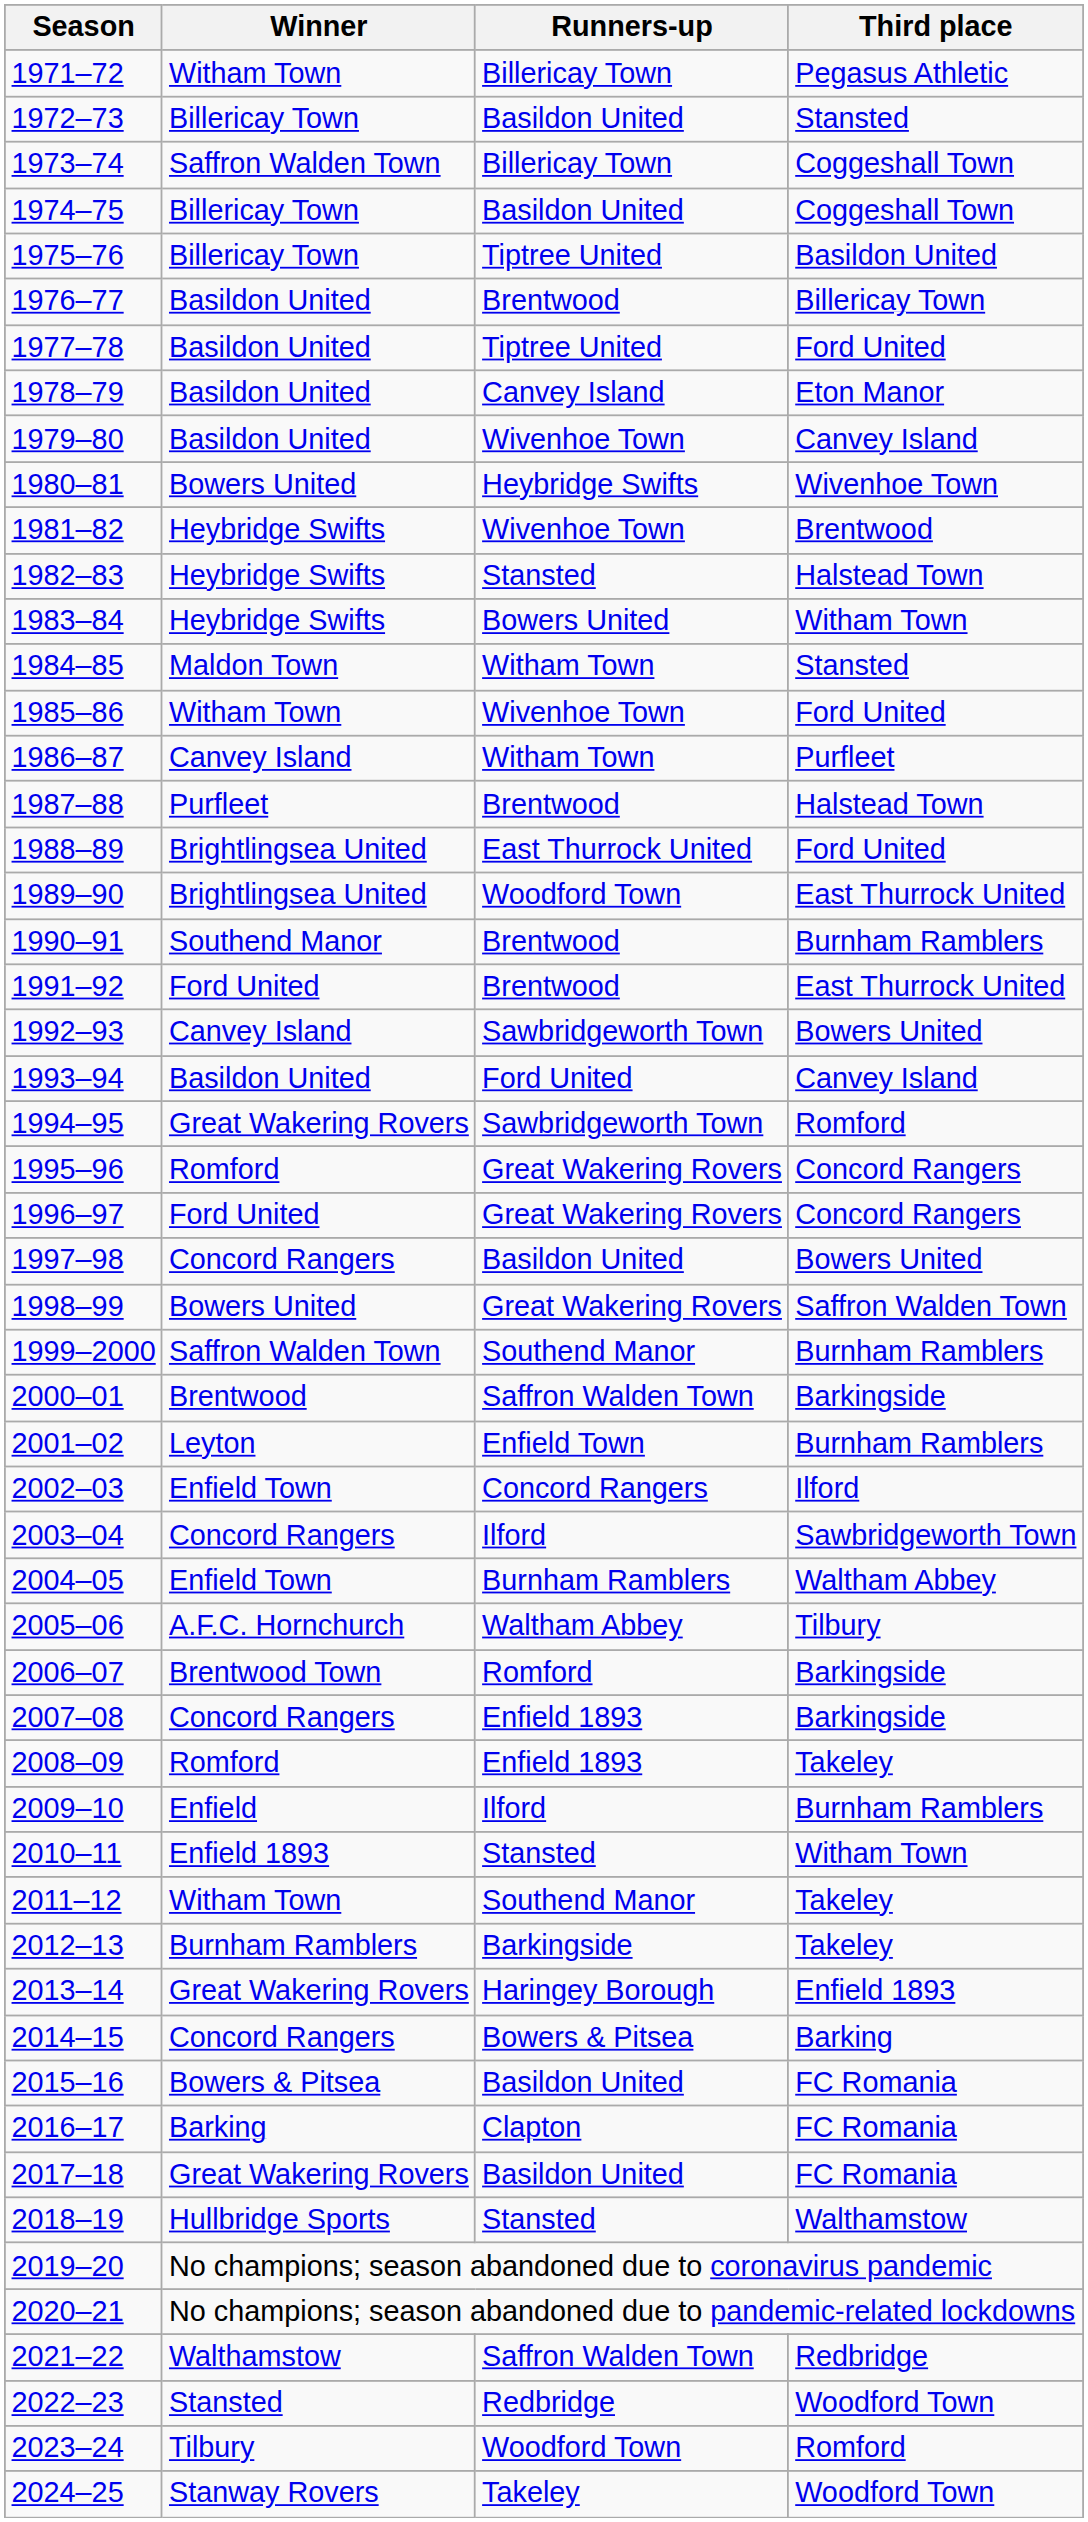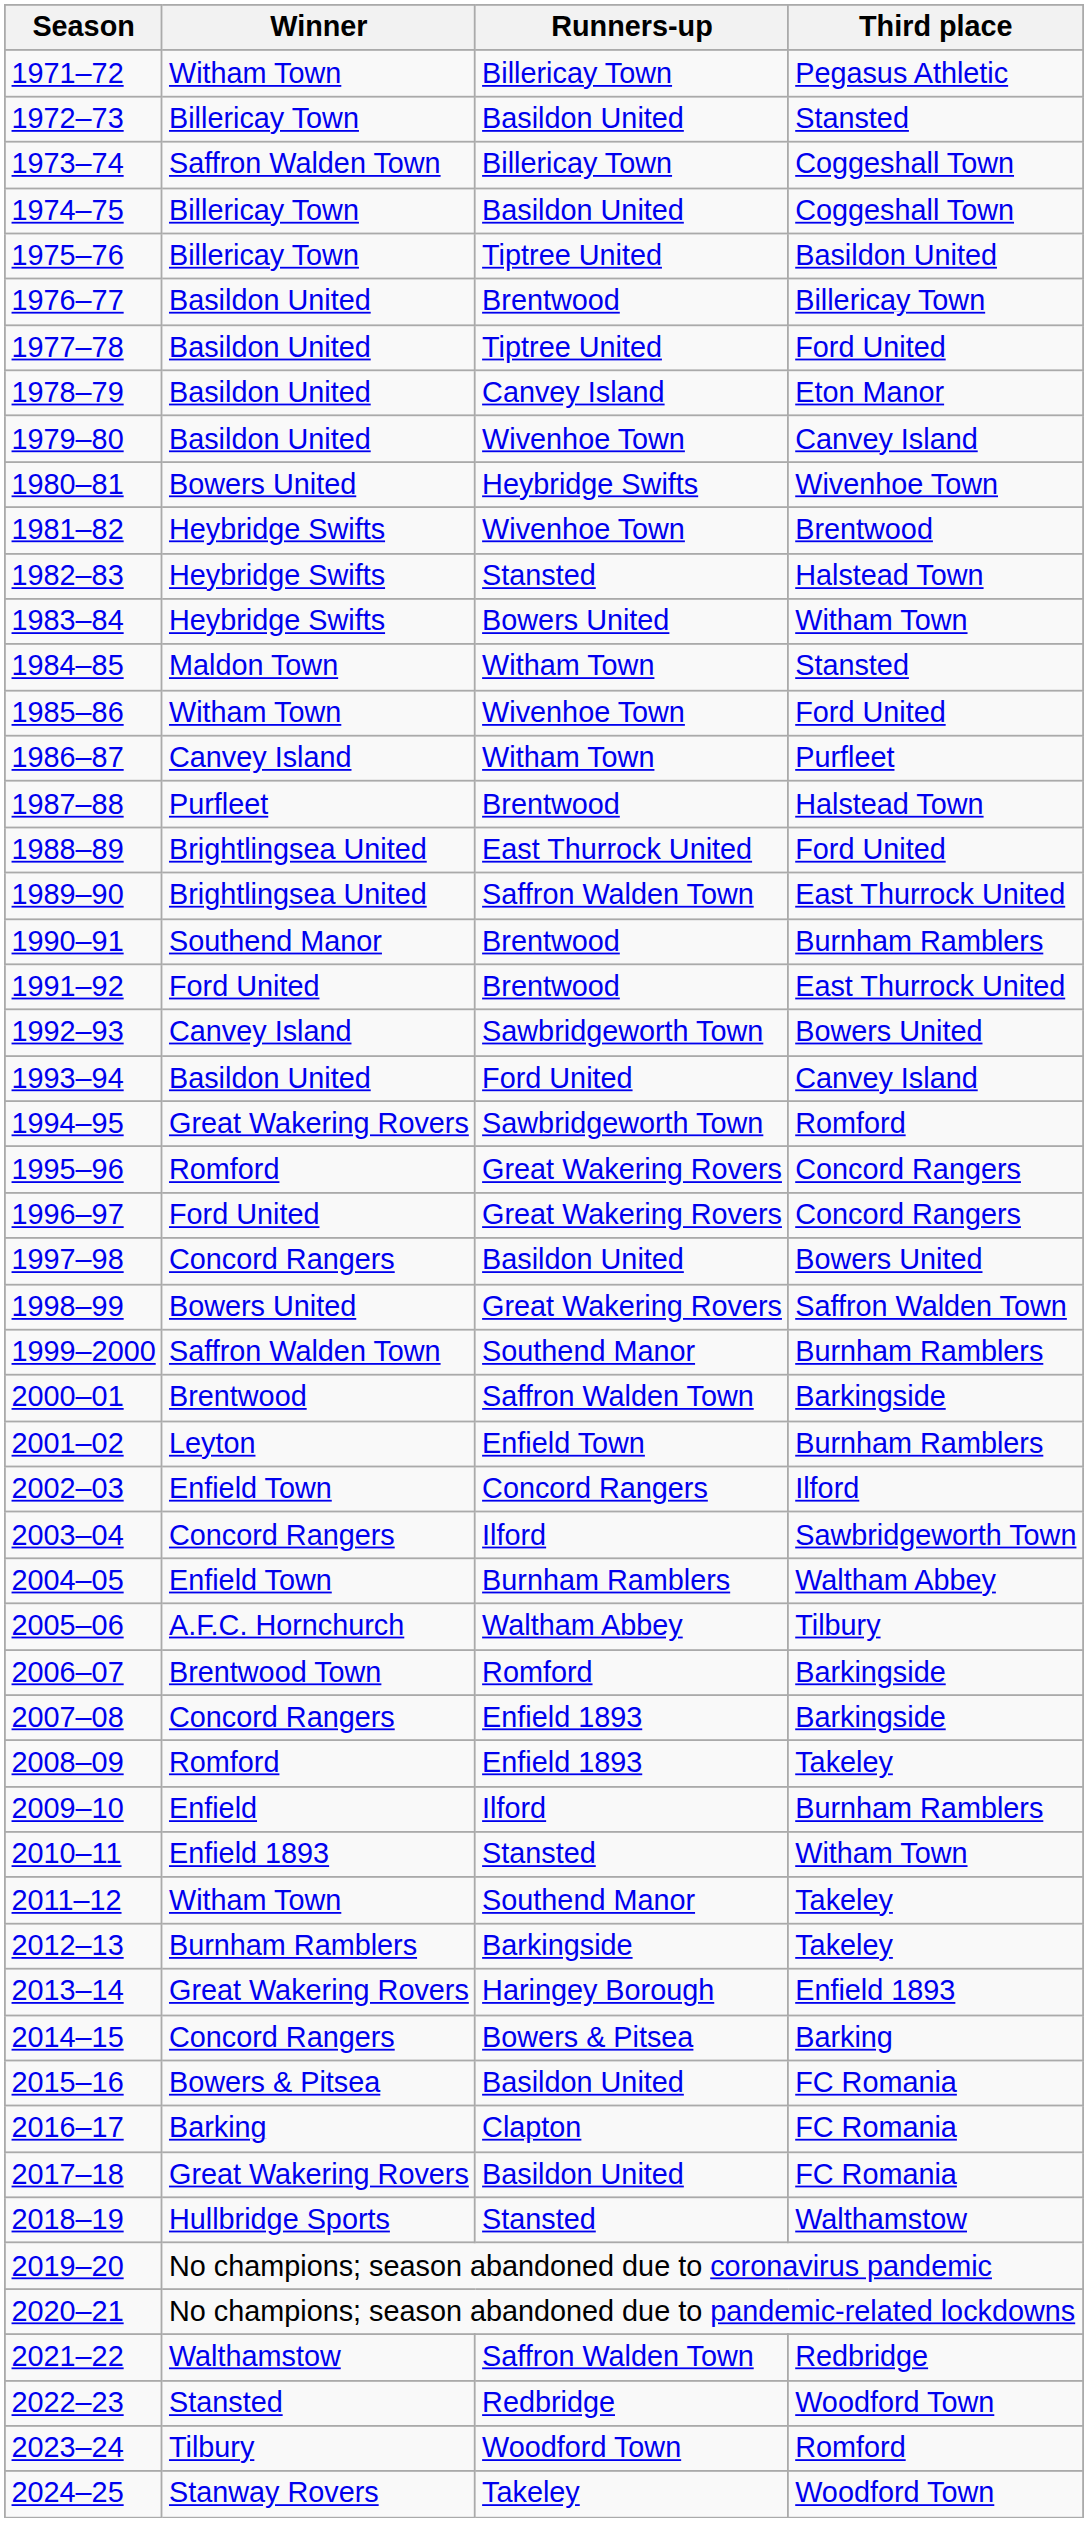(582, 895) Woodford Town -> (618, 895) Saffron Walden Town
